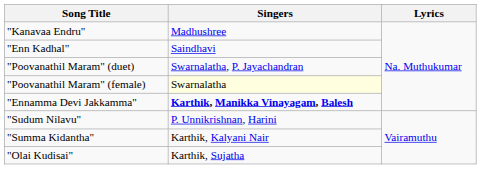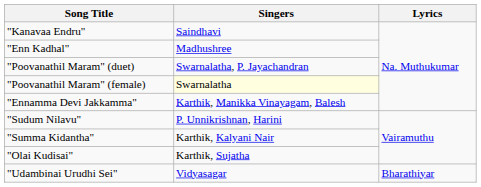(199, 31) Madhushree -> (199, 31) Saindhavi
(193, 48) Saindhavi -> (204, 48) Madhushree
(262, 102) bold -> (261, 102) normal
+ row: (62, 173)
